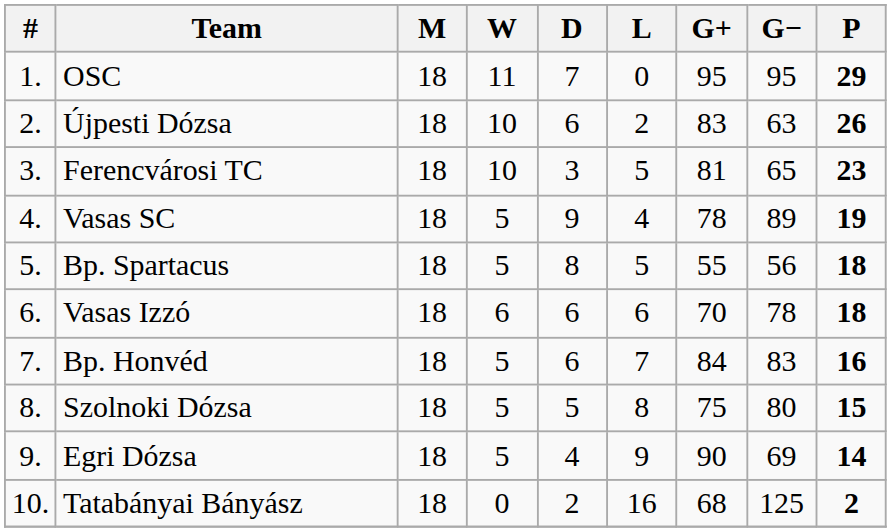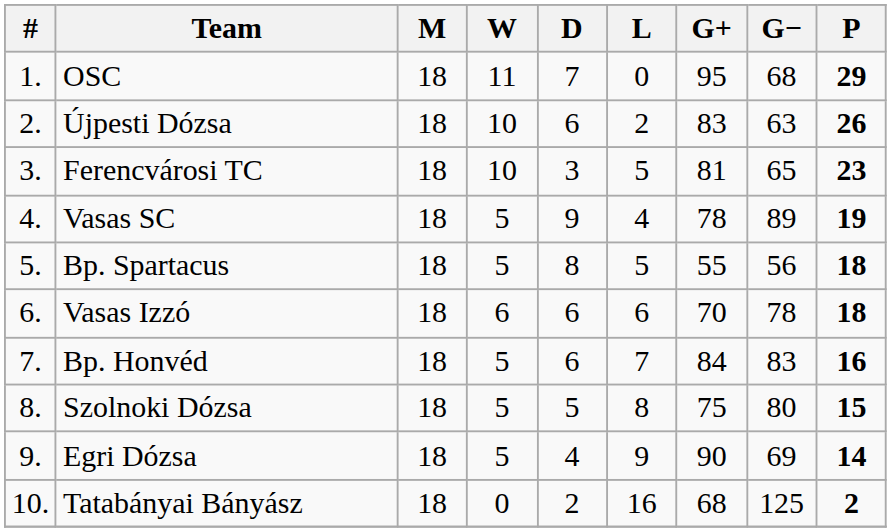(782, 75) 95 -> (782, 75) 68
